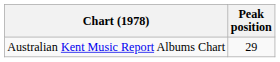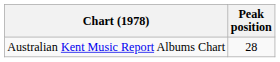(251, 47) 29 -> (251, 47) 28
